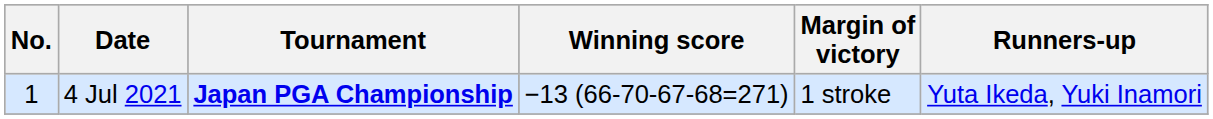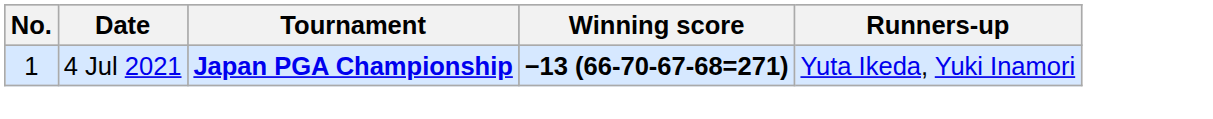- column: (858, 40)
(657, 94) normal -> (657, 66) bold
